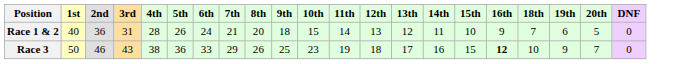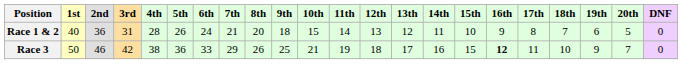+ column: (533, 13)
(128, 49) 43 -> (128, 49) 42
(313, 49) 23 -> (313, 49) 21
